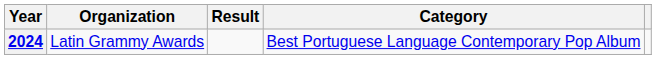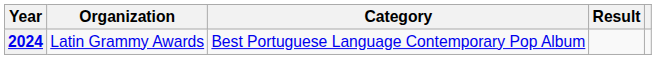columns swapped: (454, 16) <-> (235, 16)
